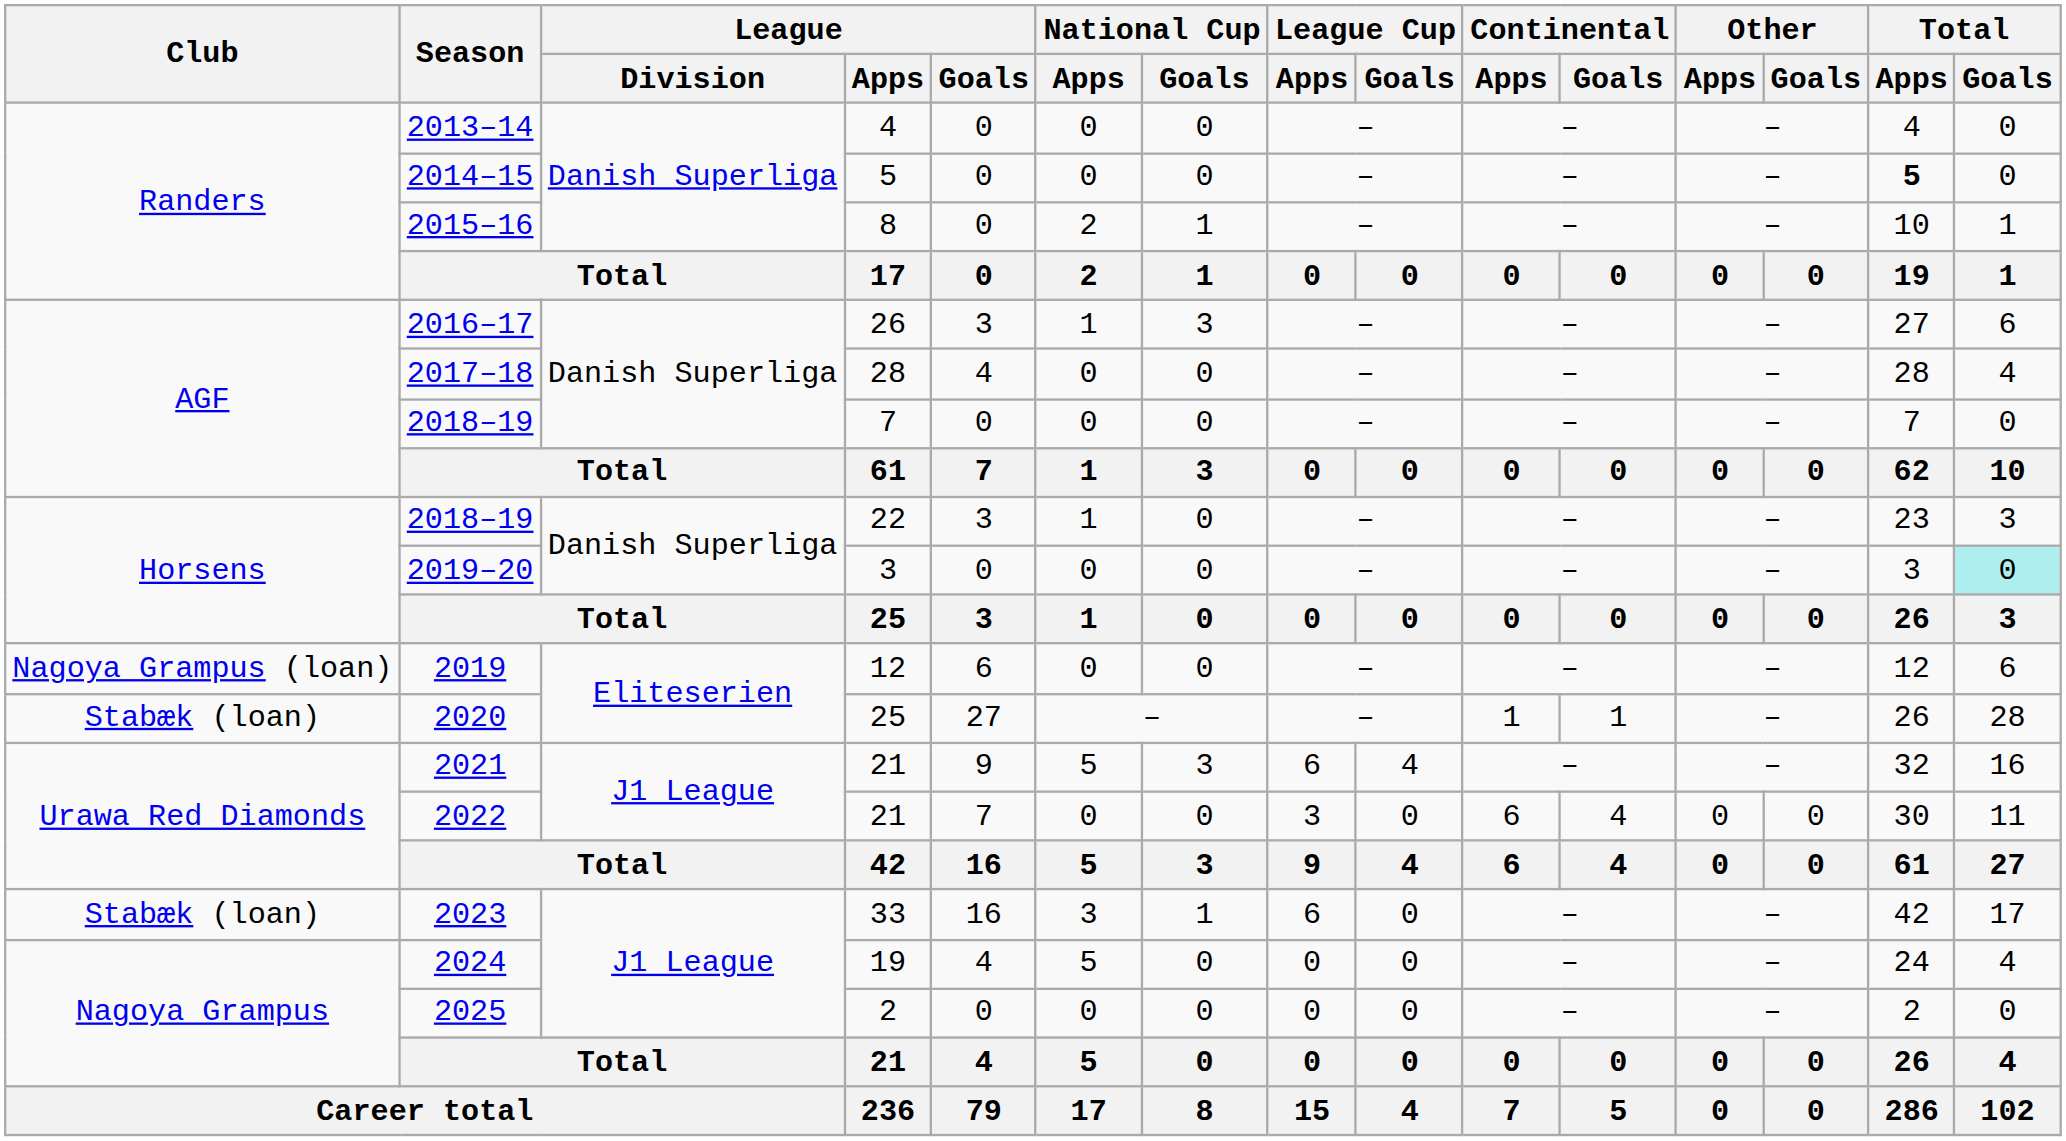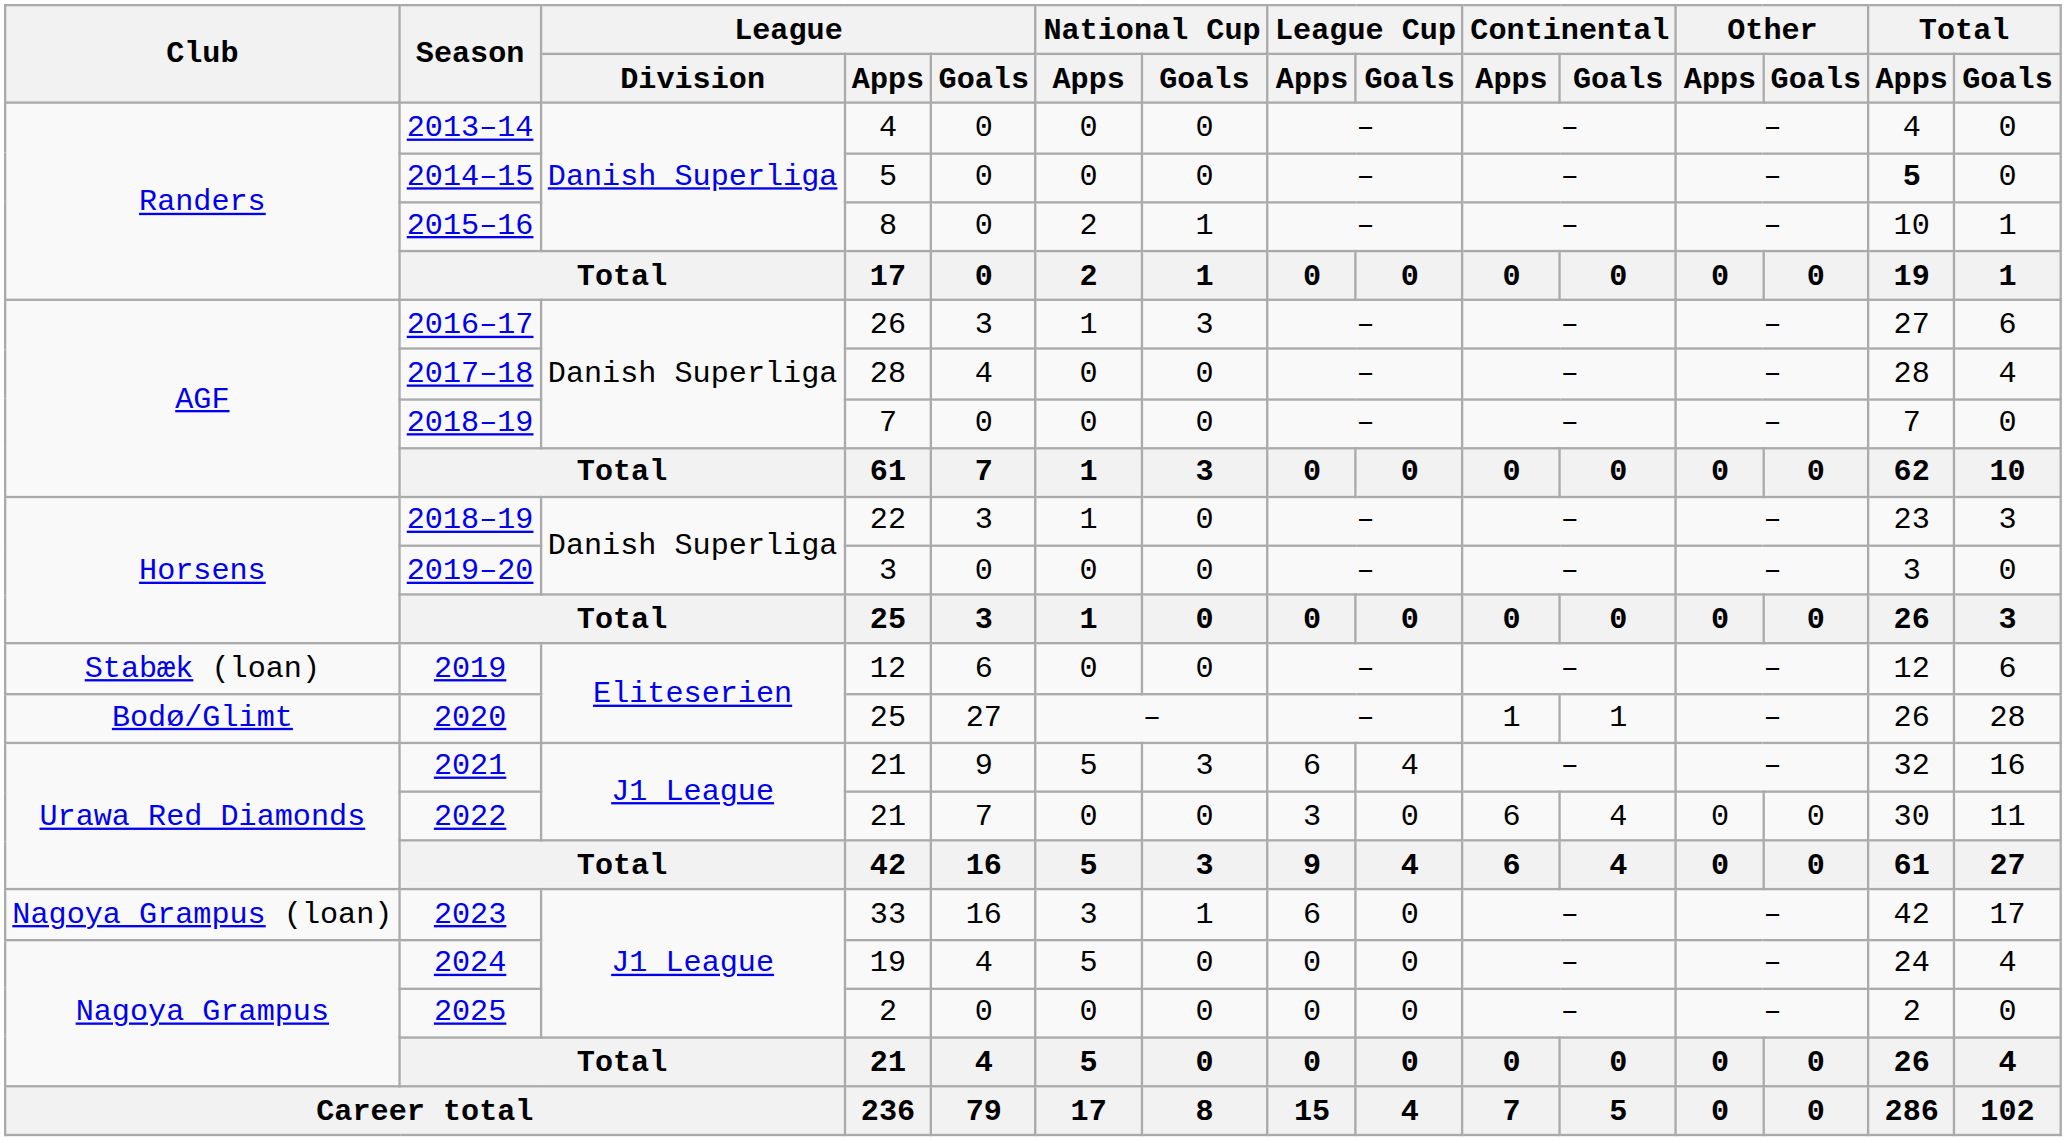(2008, 570) paleturquoise background -> (2008, 570) no background
(202, 669) Nagoya Grampus (loan) -> (202, 669) Stabæk (loan)
(202, 718) Stabæk (loan) -> (202, 718) Bodø/Glimt
(202, 915) Stabæk (loan) -> (202, 915) Nagoya Grampus (loan)
